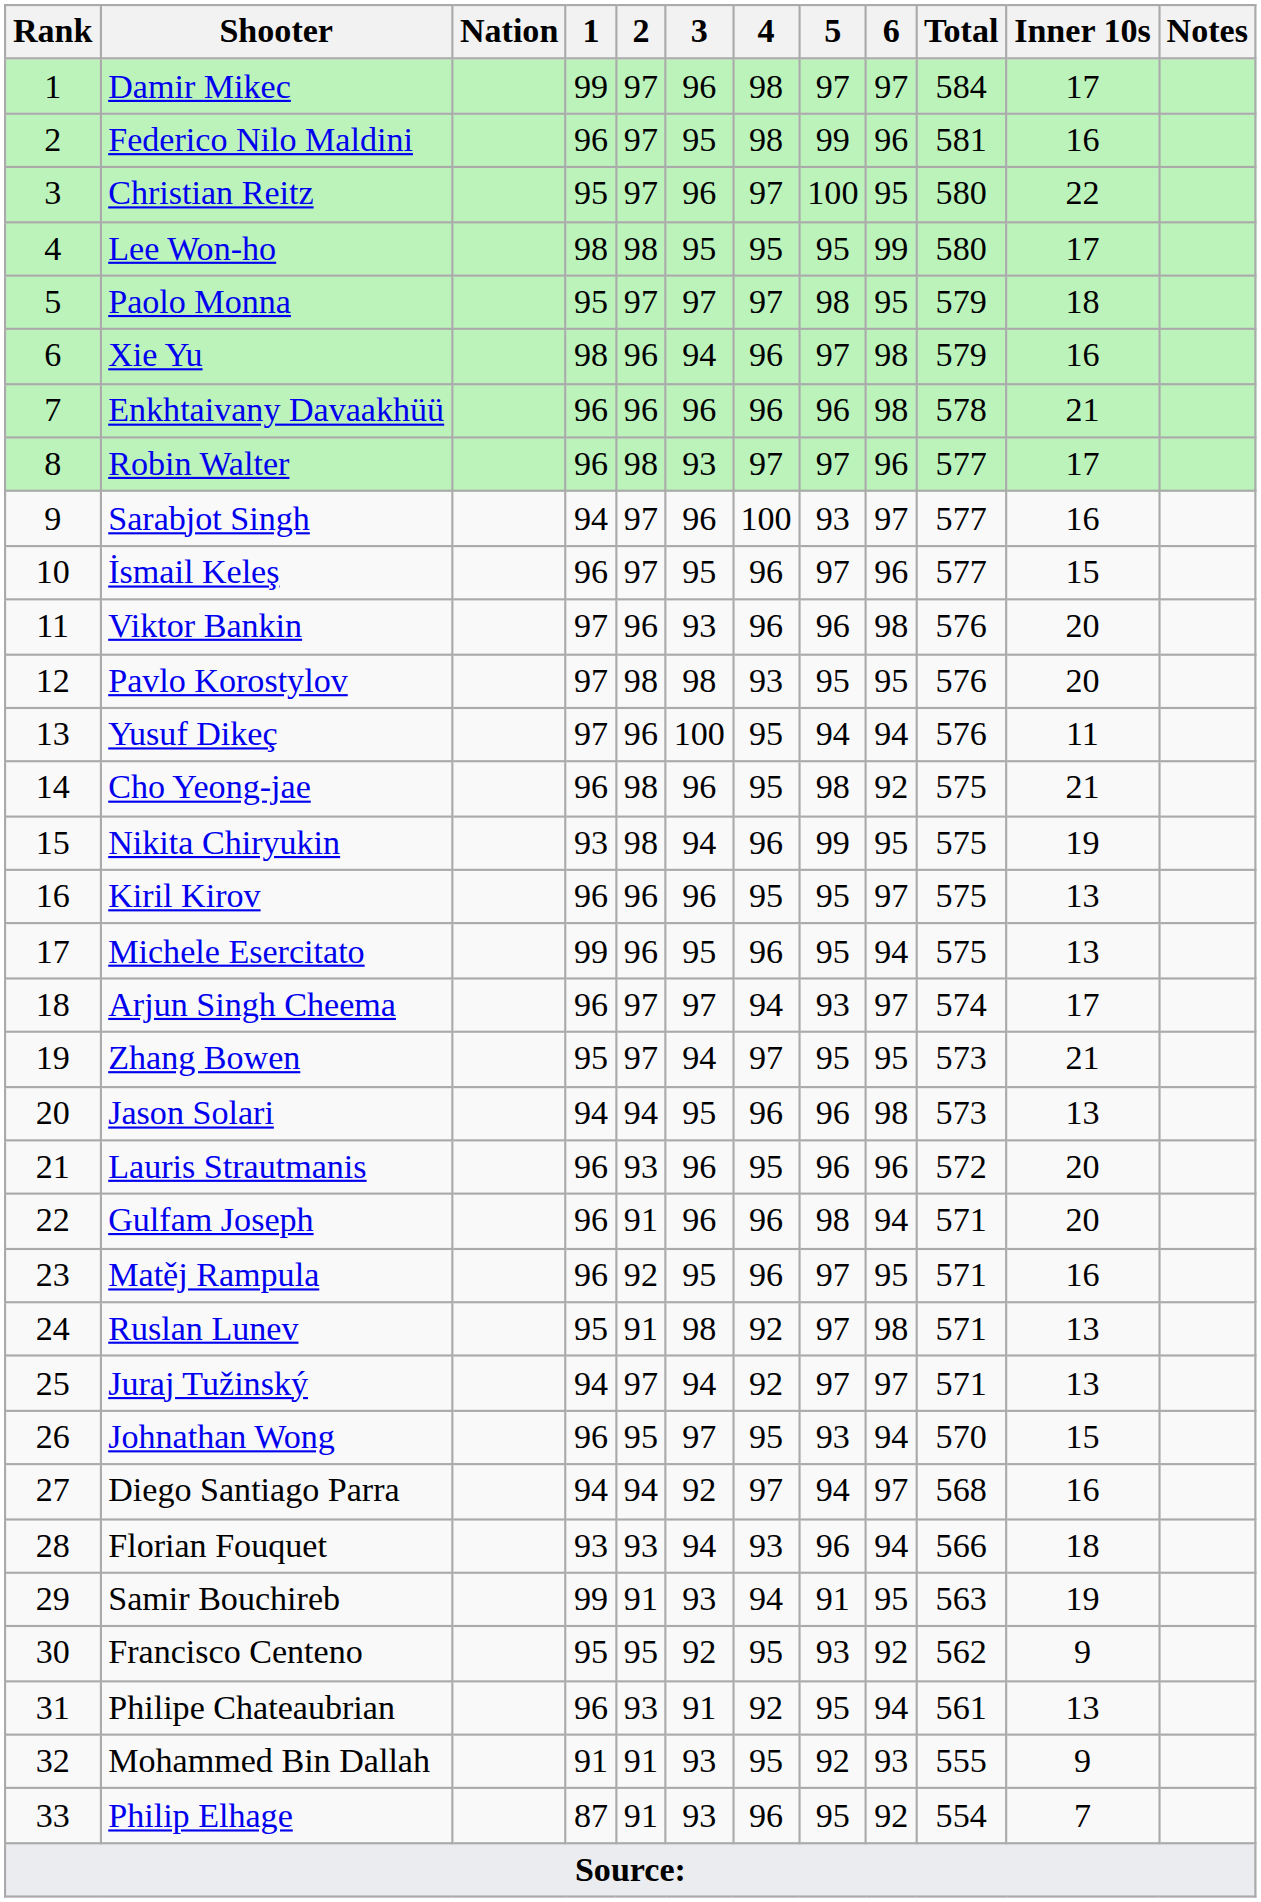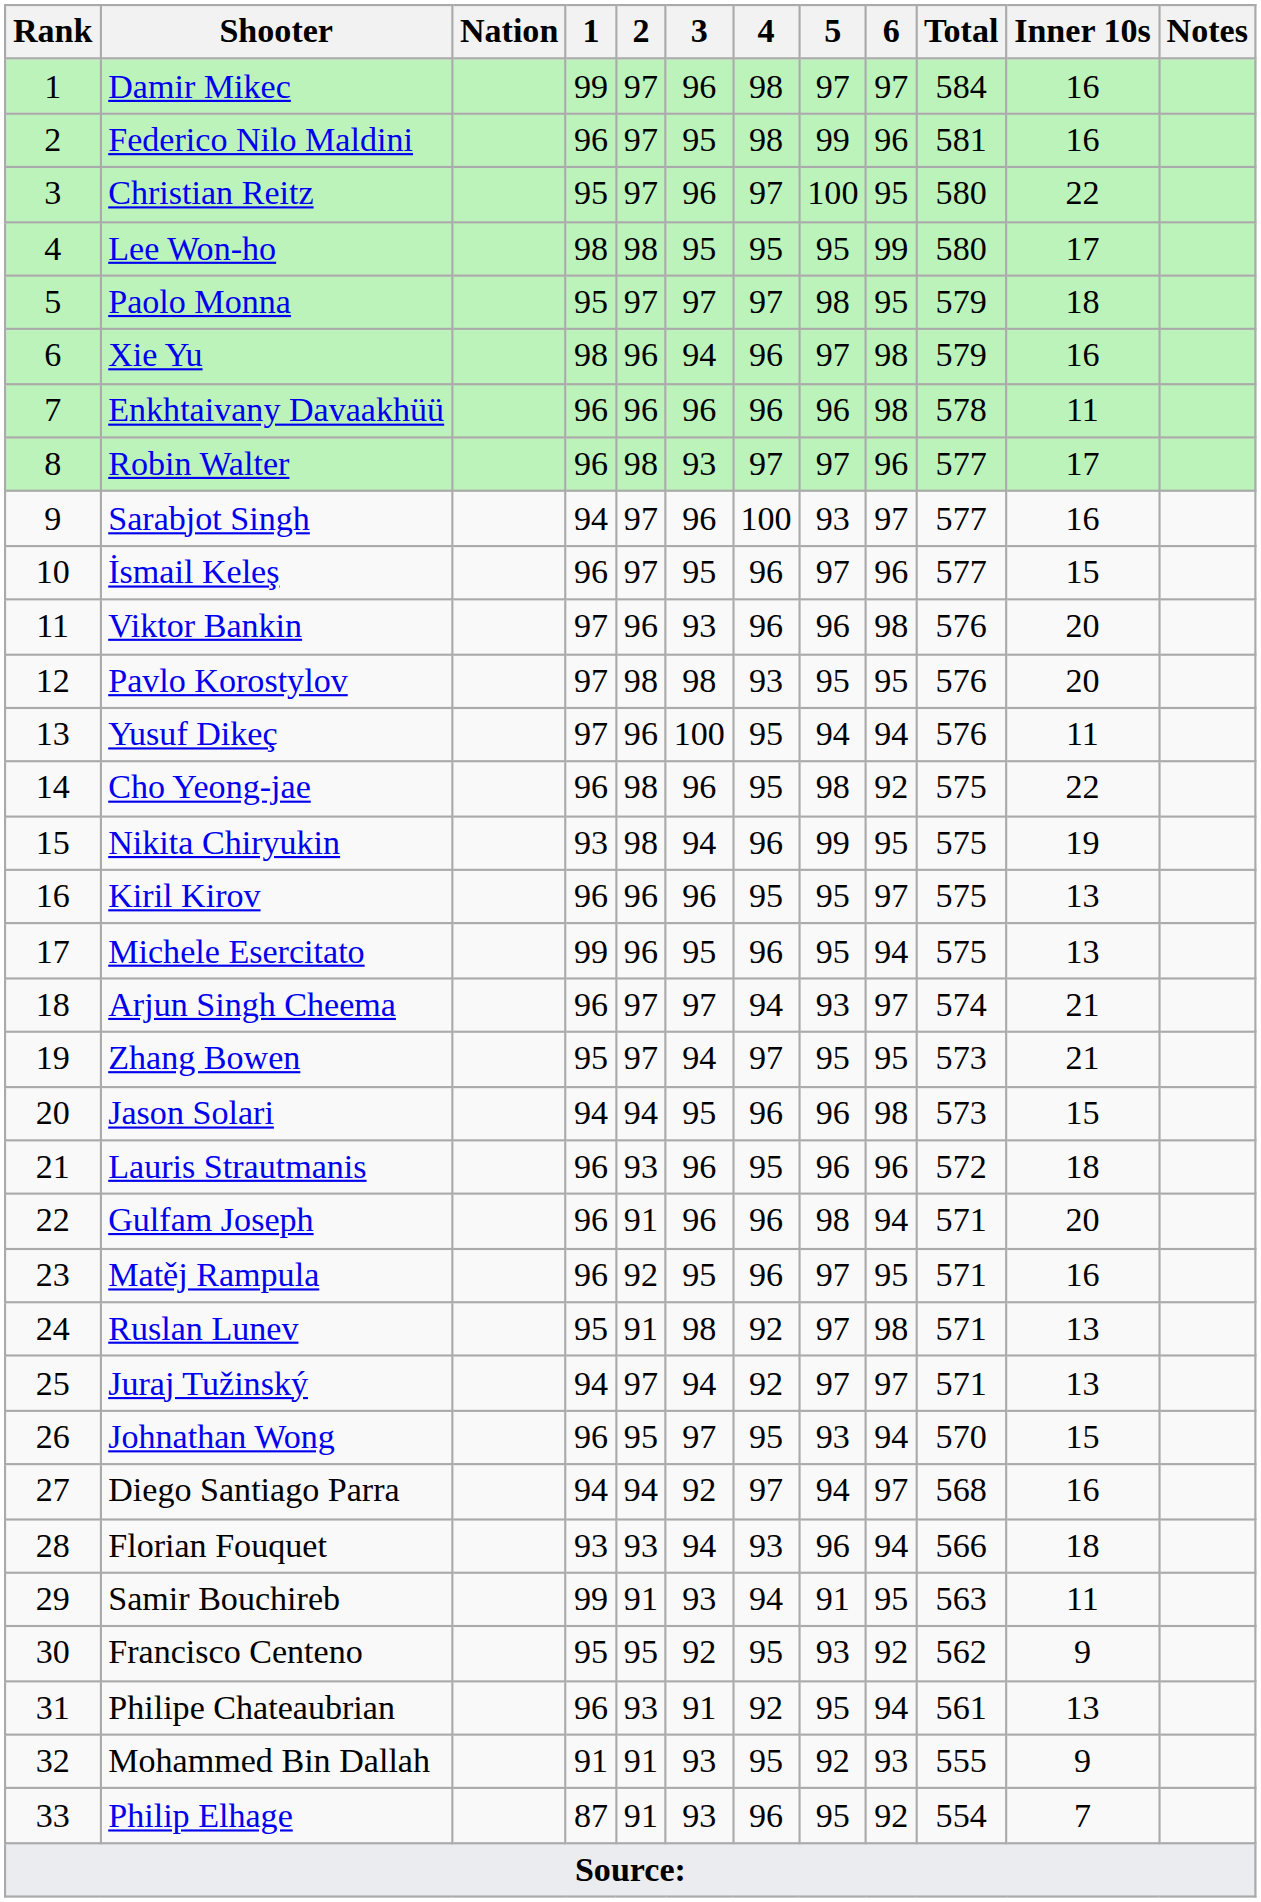(1082, 85) 17 -> (1082, 85) 16
(1082, 409) 21 -> (1082, 409) 11
(1082, 788) 21 -> (1082, 788) 22
(1082, 1004) 17 -> (1082, 1004) 21
(1082, 1112) 13 -> (1082, 1112) 15
(1082, 1166) 20 -> (1082, 1166) 18
(1082, 1598) 19 -> (1082, 1598) 11
